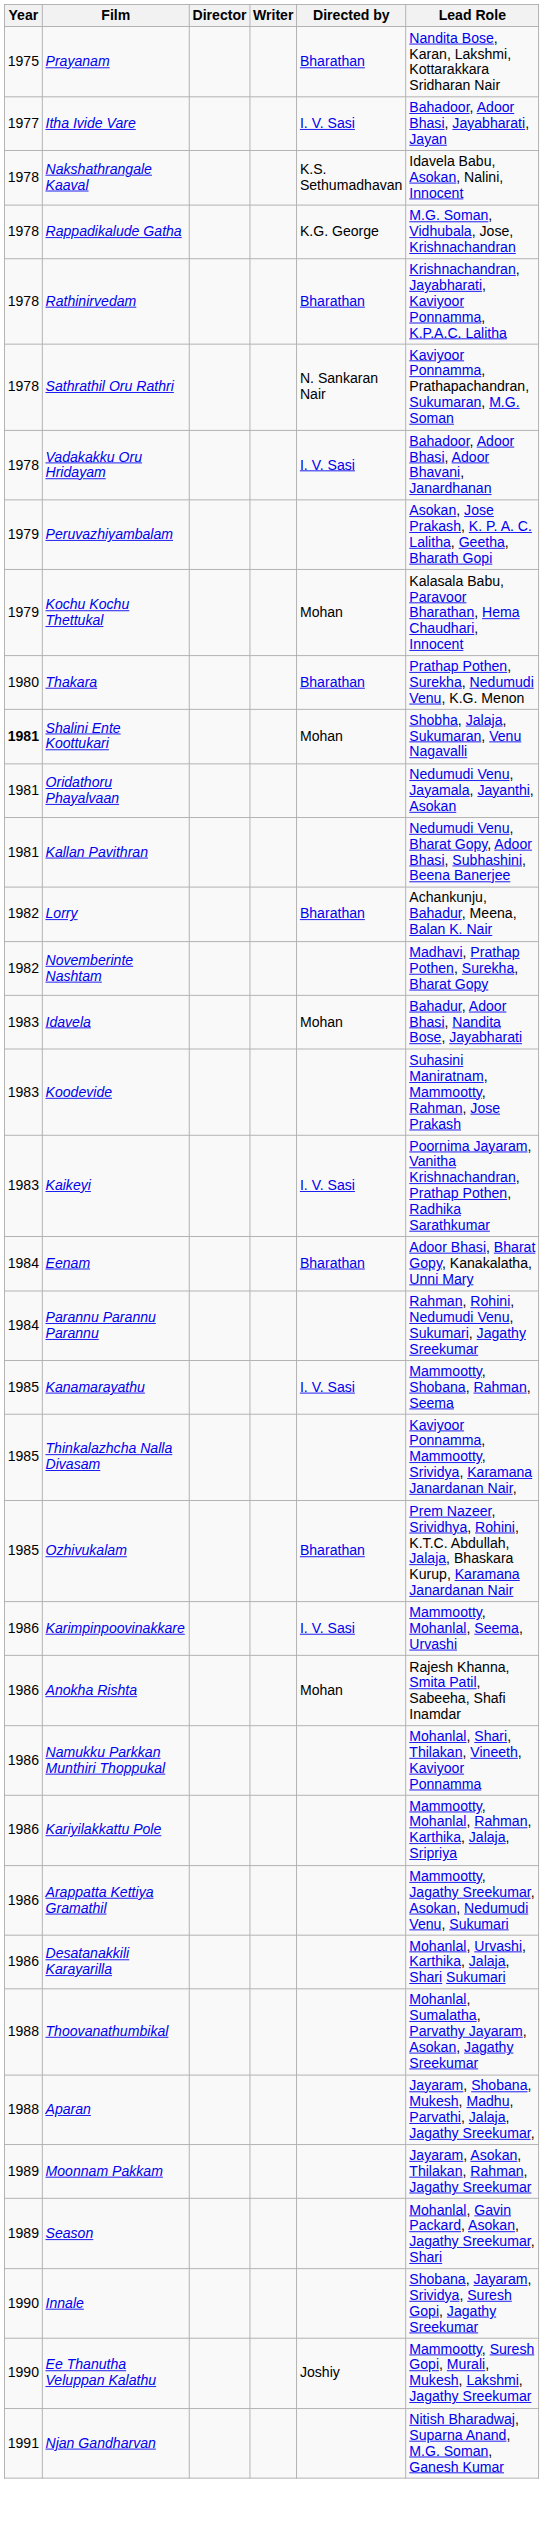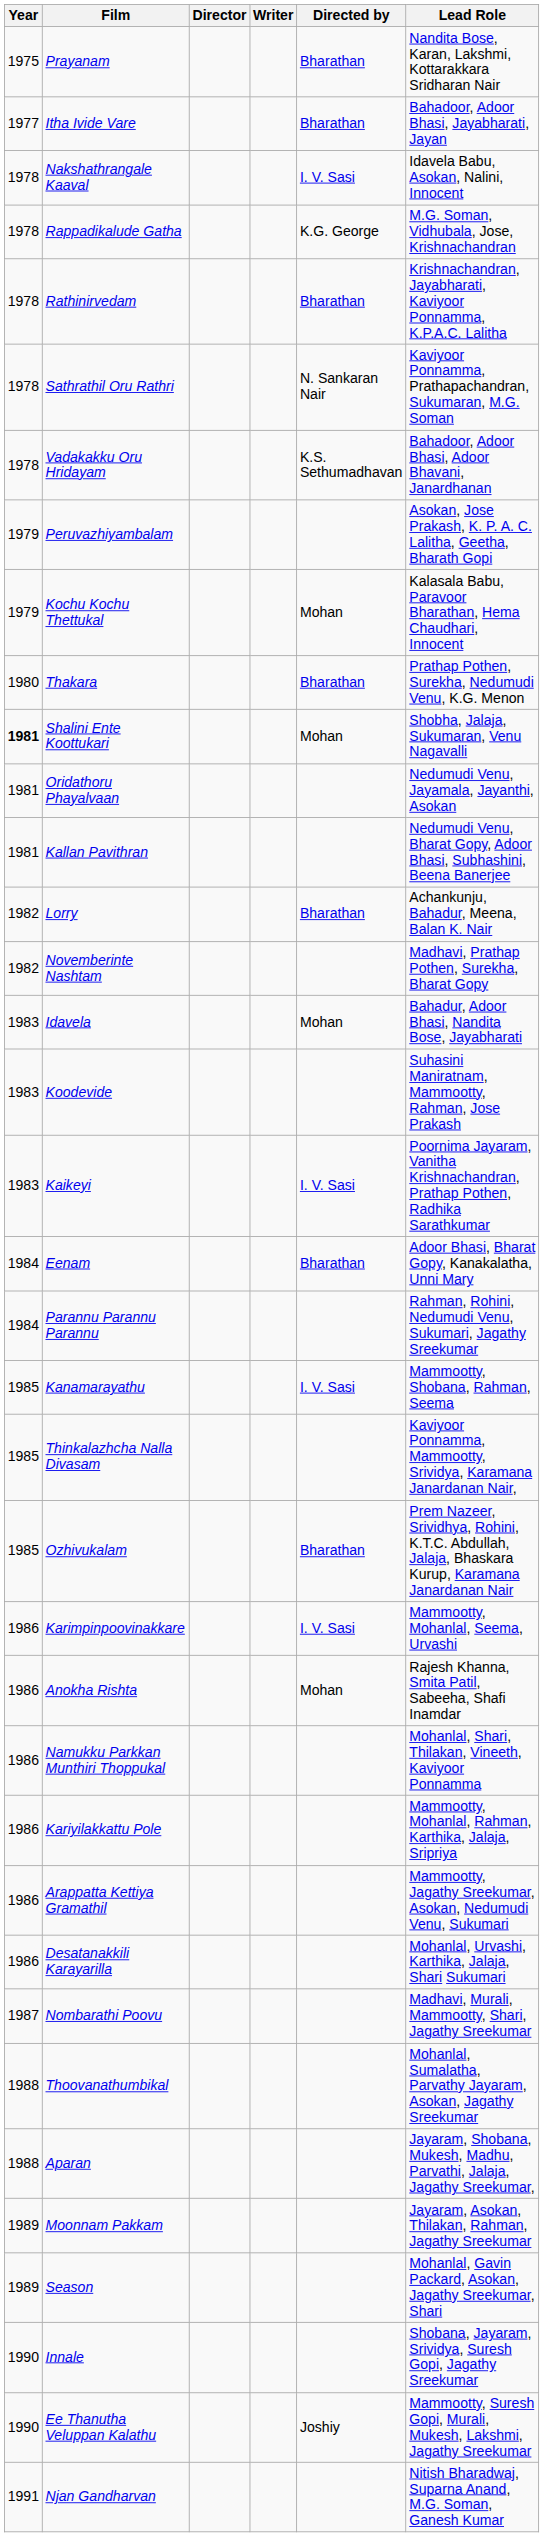(327, 123) I. V. Sasi -> (332, 123) Bharathan
(351, 177) K.S. Sethumadhavan -> (327, 177) I. V. Sasi
(327, 465) I. V. Sasi -> (351, 465) K.S. Sethumadhavan
+ row: (104, 2016)
